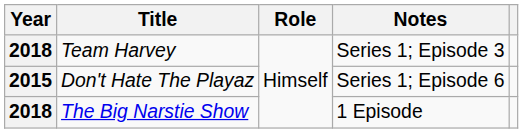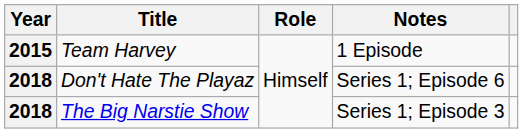(31, 50) 2018 -> (31, 50) 2015
(420, 50) Series 1; Episode 3 -> (380, 50) 1 Episode
(31, 81) 2015 -> (31, 81) 2018
(380, 111) 1 Episode -> (420, 111) Series 1; Episode 3
